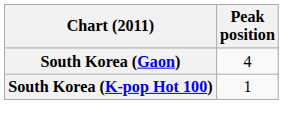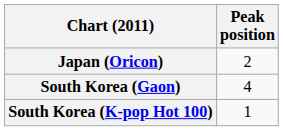+ row: (110, 61)
